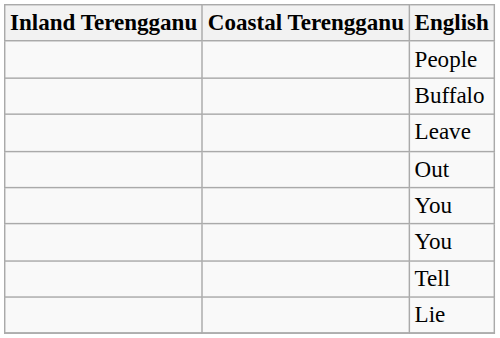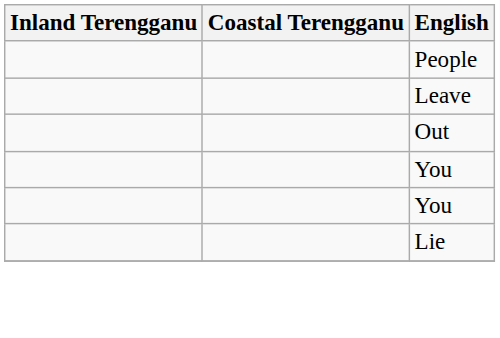- row: (104, 96)
- row: (104, 279)
